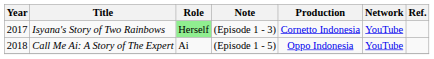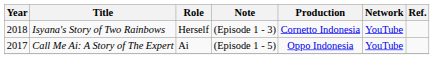(17, 29) 2017 -> (17, 29) 2018
(194, 29) lightgreen background -> (194, 29) no background
(17, 45) 2018 -> (17, 45) 2017
